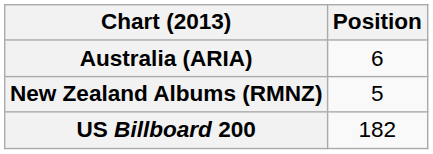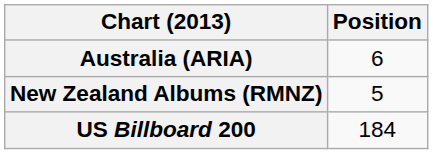(377, 129) 182 -> (377, 129) 184
